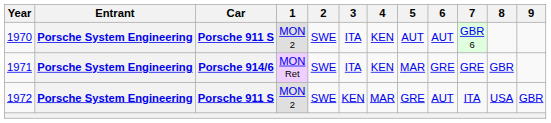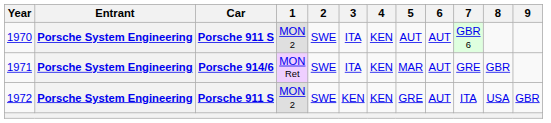(442, 68) GRE -> (440, 68) AUT
(382, 98) MAR -> (381, 98) KEN
